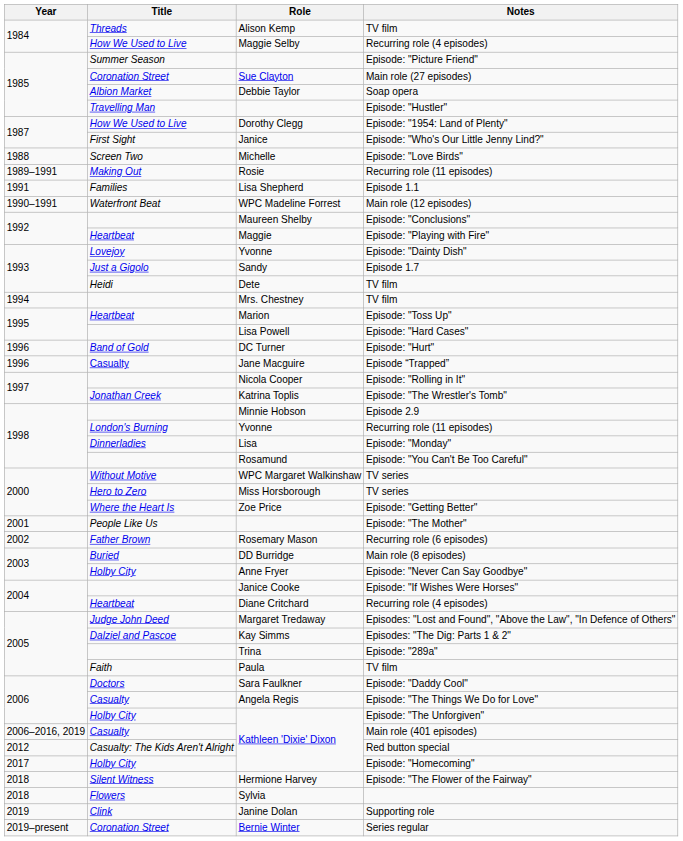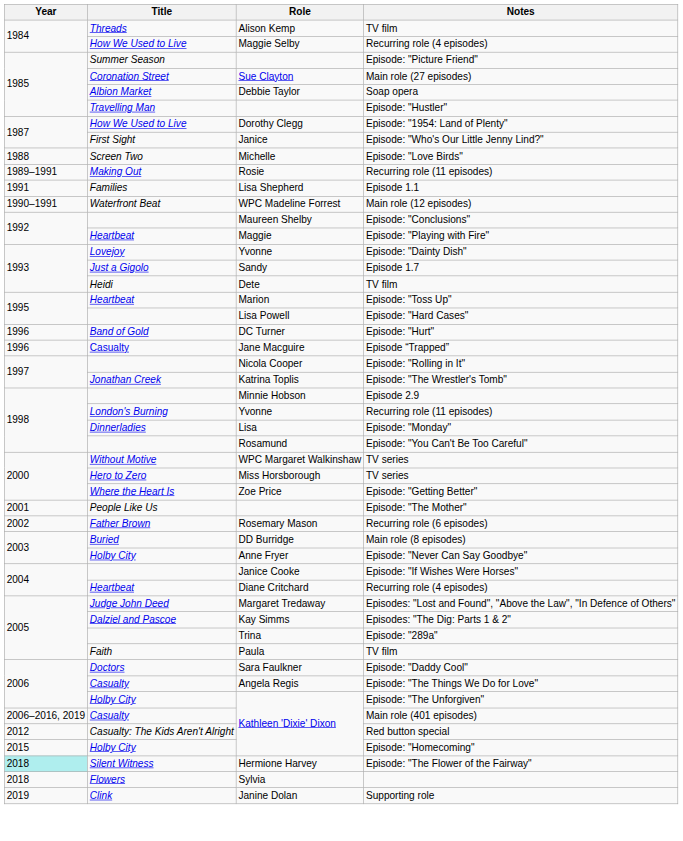- row: (271, 300)
(18, 763) 2017 -> (18, 747) 2015
(18, 779) no background -> (18, 763) paleturquoise background
- row: (269, 827)
